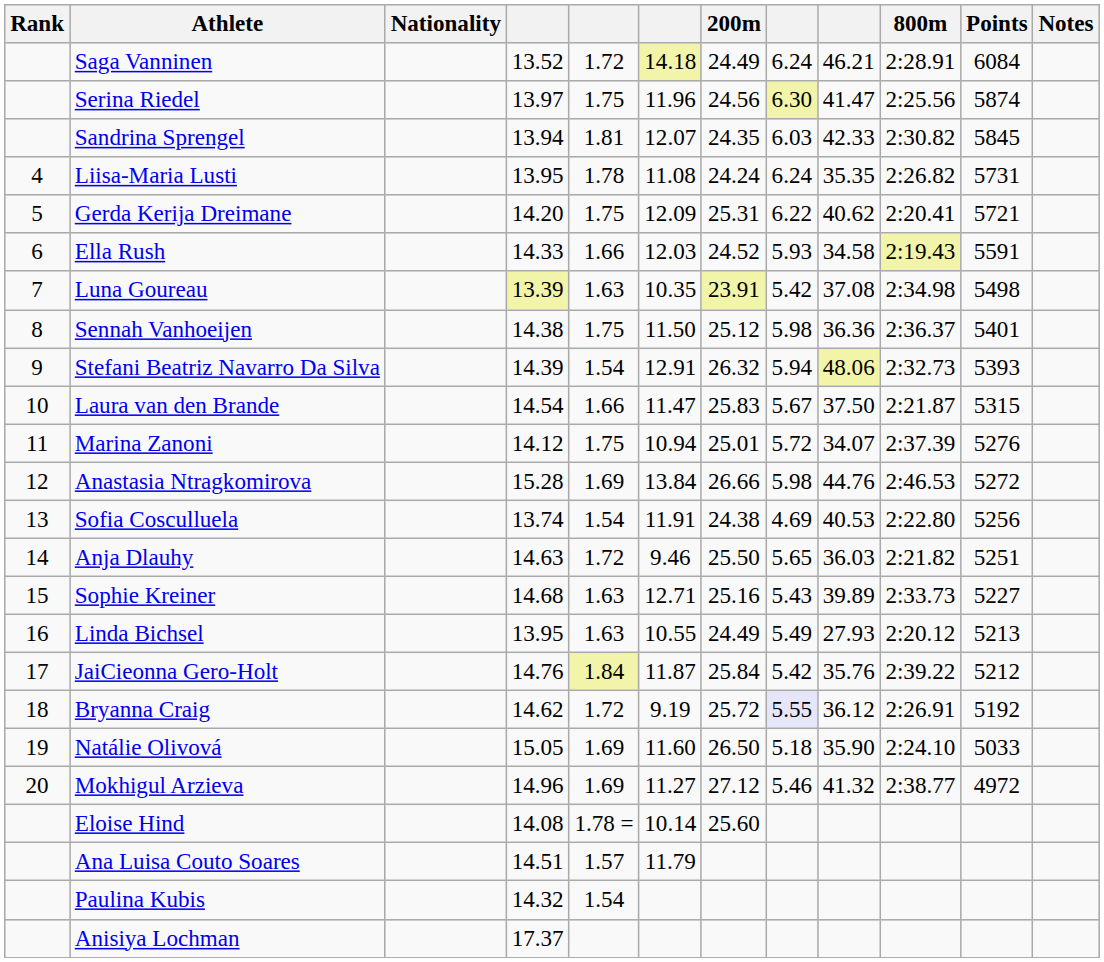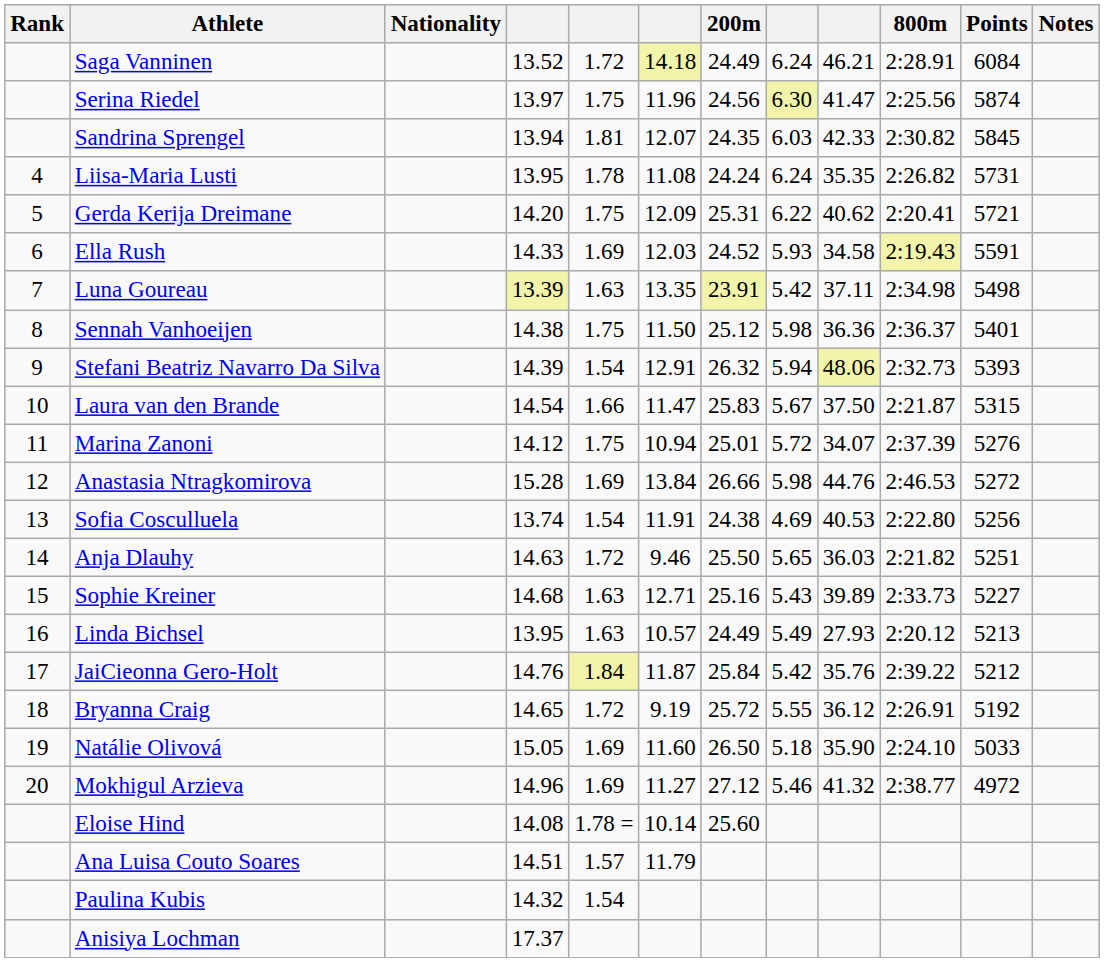(604, 252) 1.66 -> (604, 252) 1.69
(670, 290) 10.35 -> (670, 290) 13.35
(849, 290) 37.08 -> (849, 290) 37.11
(670, 633) 10.55 -> (670, 633) 10.57
(538, 709) 14.62 -> (538, 709) 14.65
(792, 709) lavender background -> (792, 709) no background
